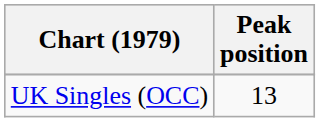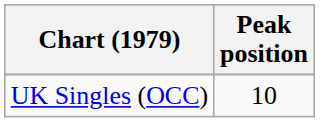(264, 95) 13 -> (264, 95) 10
